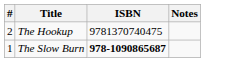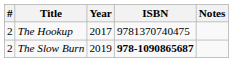+ column: (101, 13)
(10, 48) 1 -> (10, 48) 2
